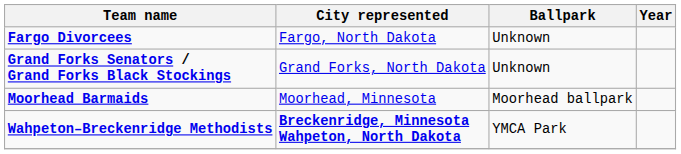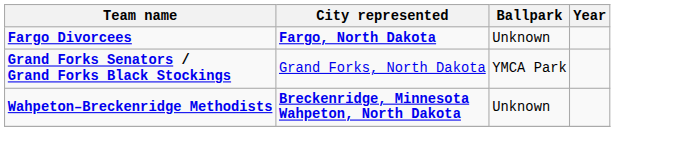(358, 38) normal -> (358, 38) bold
(521, 69) Unknown -> (530, 69) YMCA Park
- row: (78, 99)
(530, 129) YMCA Park -> (521, 107) Unknown
